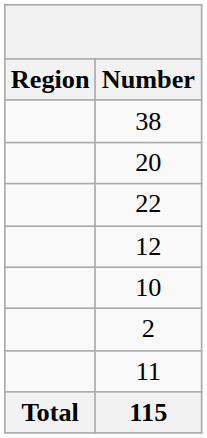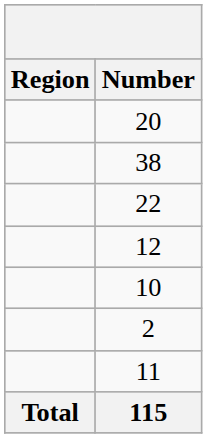rows swapped: (148, 162) <-> (148, 121)
